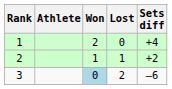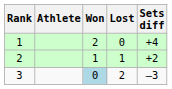(152, 76) –6 -> (152, 76) –3
